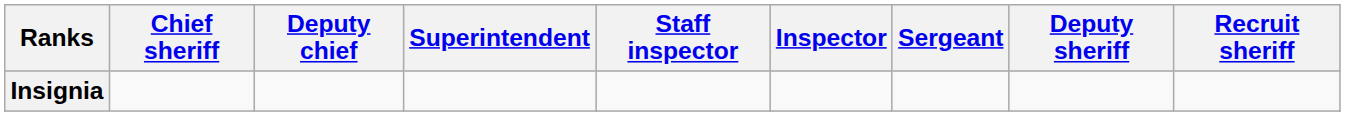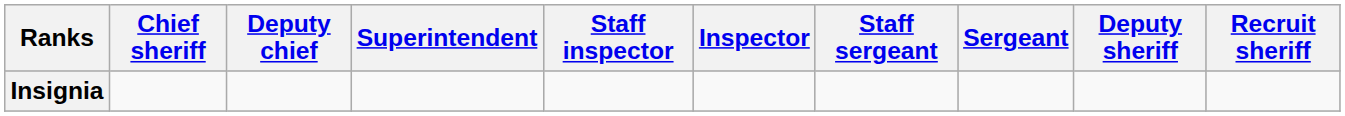+ column: (886, 37)
